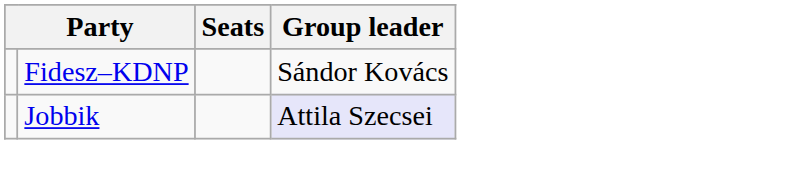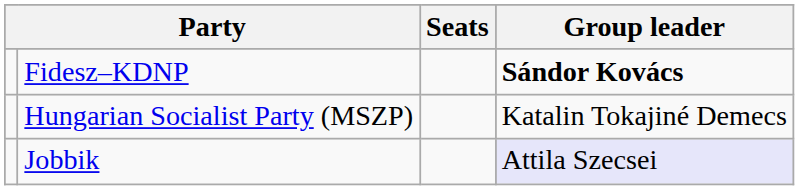(363, 71) normal -> (593, 71) bold
+ row: (219, 116)
